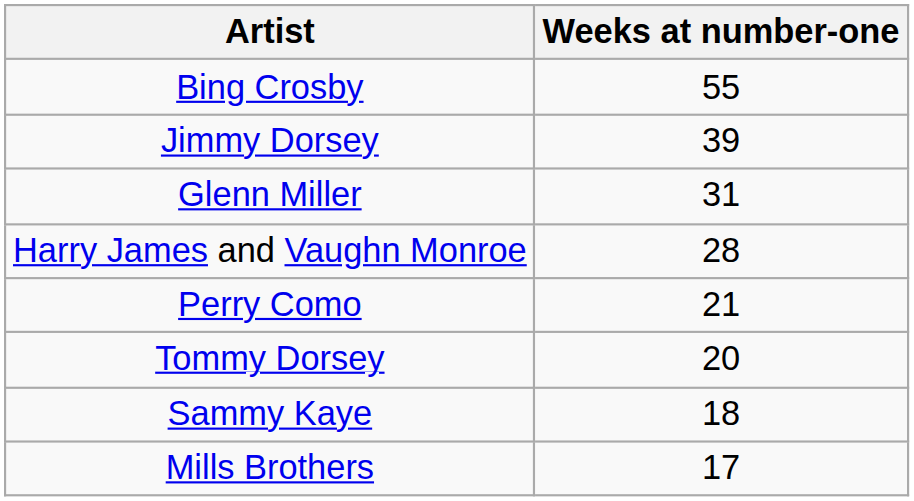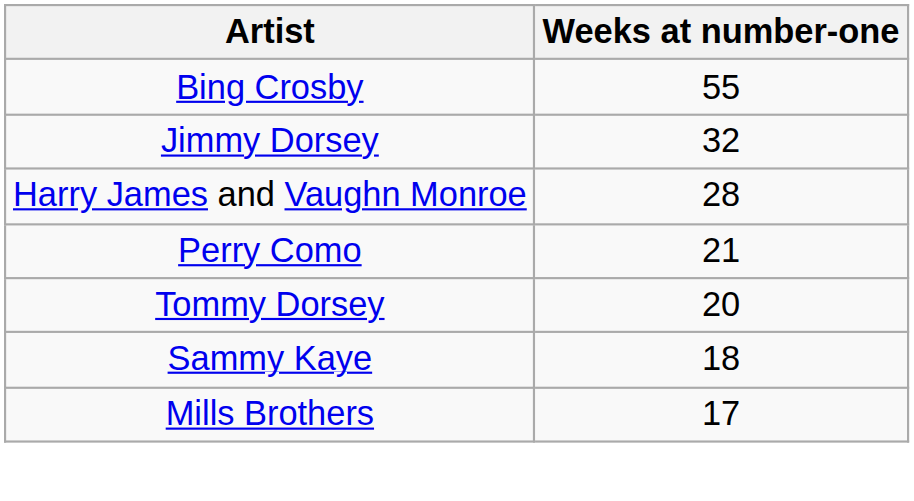(721, 140) 39 -> (721, 140) 32
- row: (270, 195)
